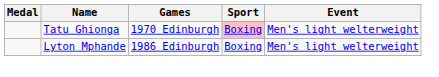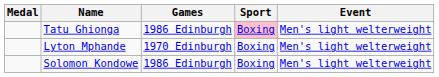(175, 30) 1970 Edinburgh -> (188, 30) 1986 Edinburgh
(175, 47) 1986 Edinburgh -> (188, 47) 1970 Edinburgh
+ row: (91, 64)
